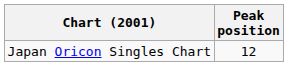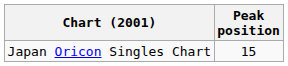(249, 51) 12 -> (249, 51) 15
